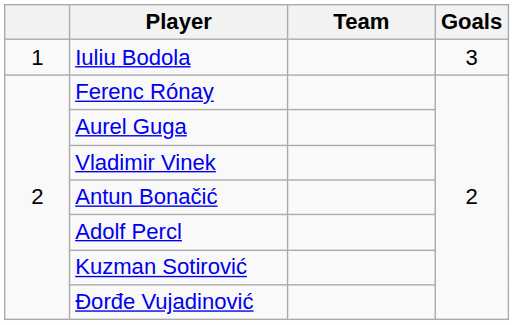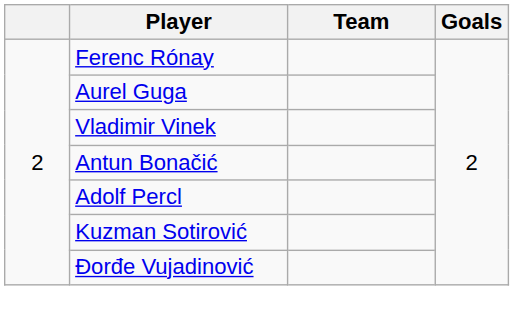- row: (133, 57)
